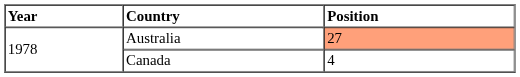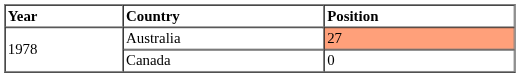(331, 60) 4 -> (331, 60) 0
